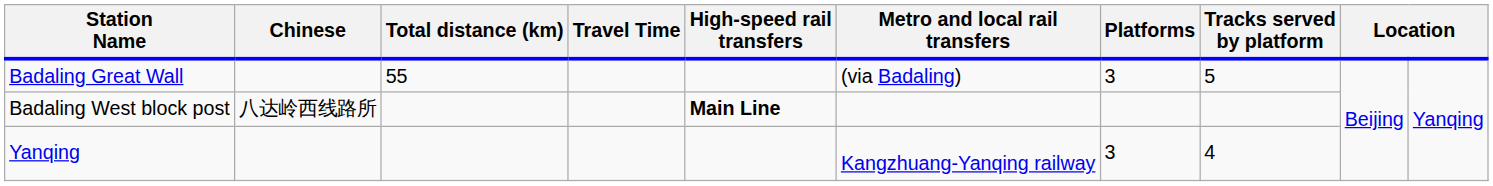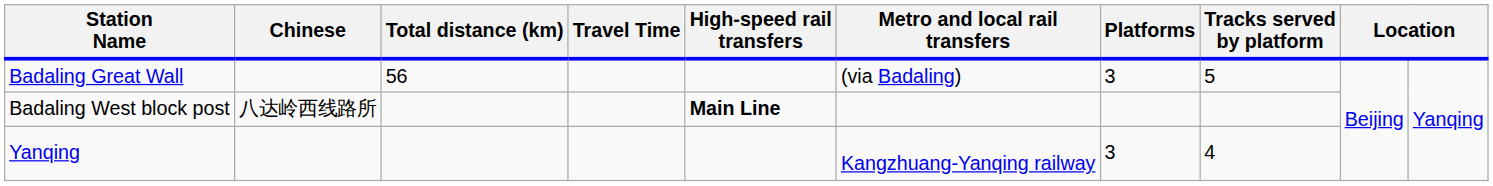(397, 75) 55 -> (397, 75) 56
